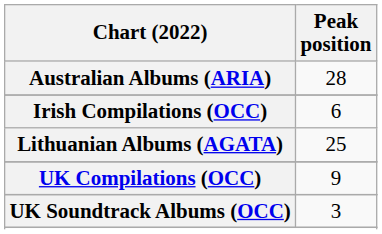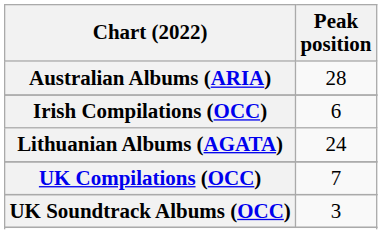(336, 144) 25 -> (336, 144) 24
(336, 177) 9 -> (336, 177) 7
